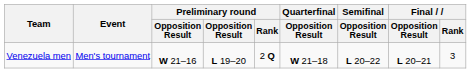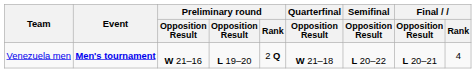(113, 56) normal -> (115, 56) bold
(453, 56) 3 -> (458, 56) 4
